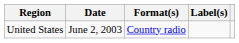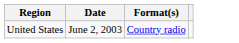- column: (209, 12)
